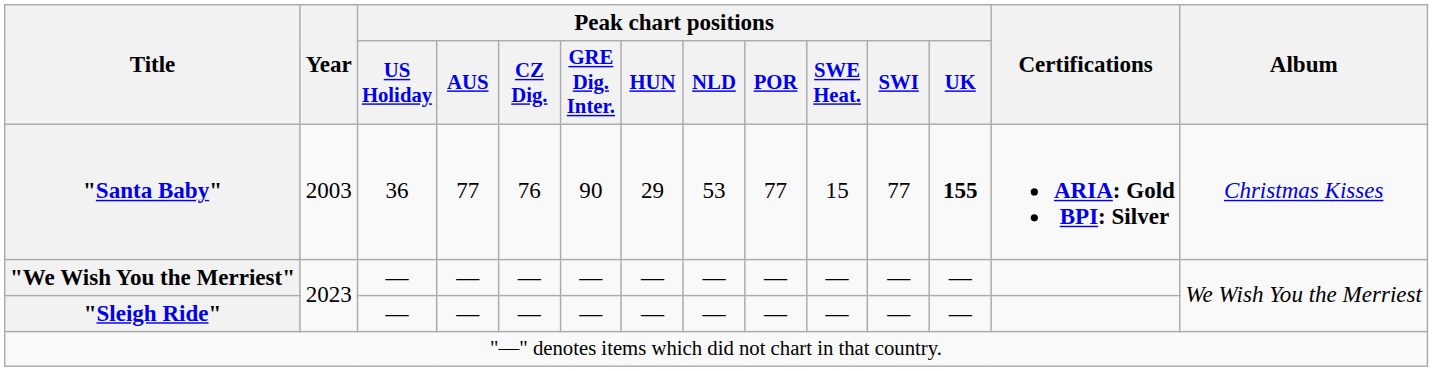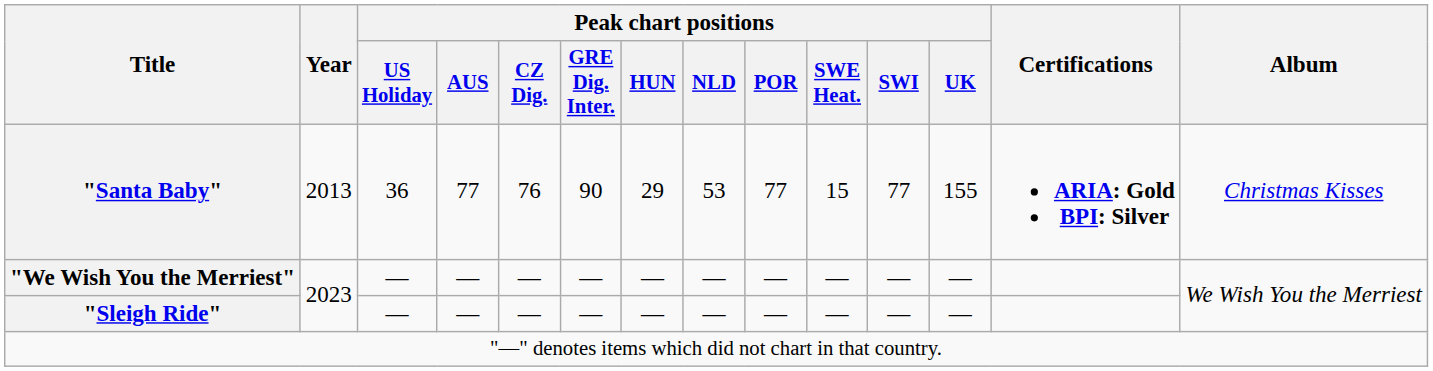(329, 191) 2003 -> (329, 191) 2013
(960, 191) bold -> (960, 191) normal
